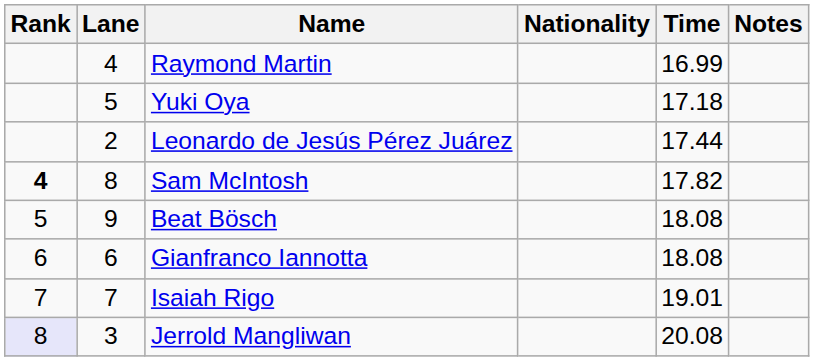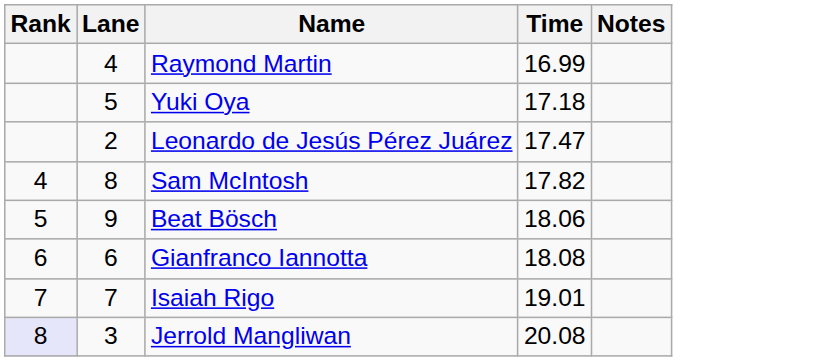- column: (587, 24)
(692, 141) 17.44 -> (555, 141) 17.47
(41, 180) bold -> (41, 180) normal
(692, 219) 18.08 -> (555, 219) 18.06
